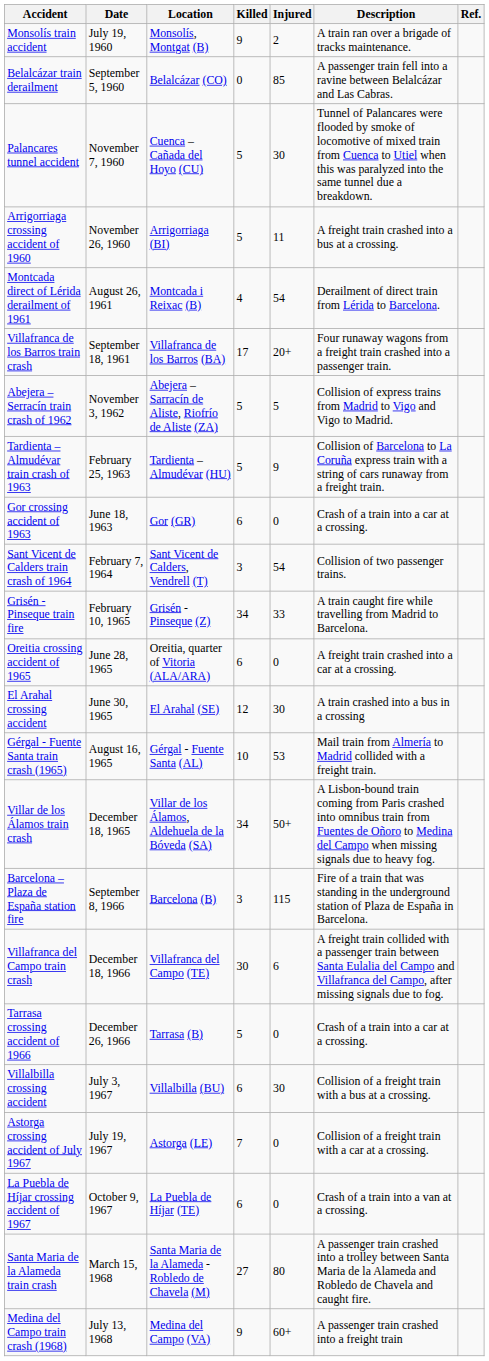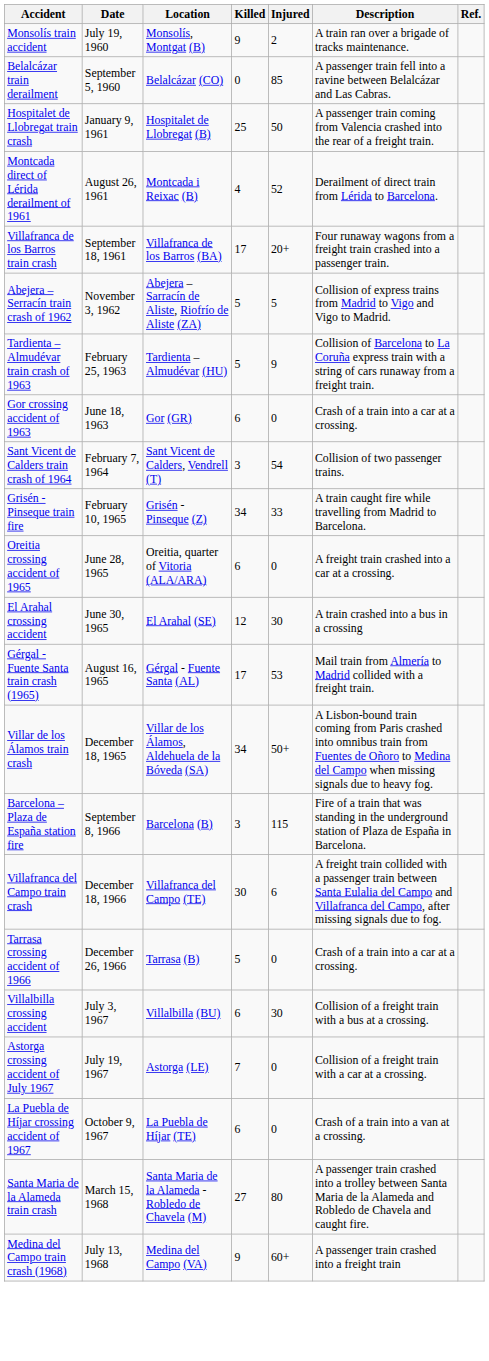- row: (43, 155)
- row: (37, 237)
+ row: (42, 128)
(279, 298) 54 -> (277, 188) 52
(243, 756) 10 -> (240, 674) 17
